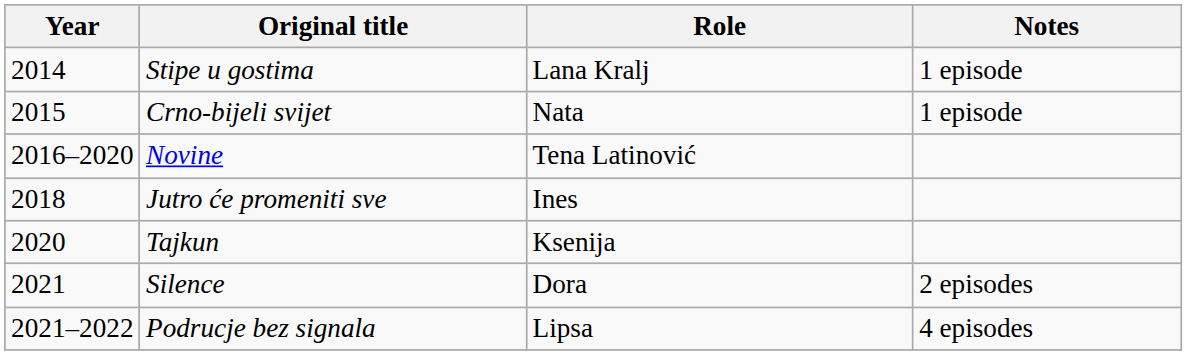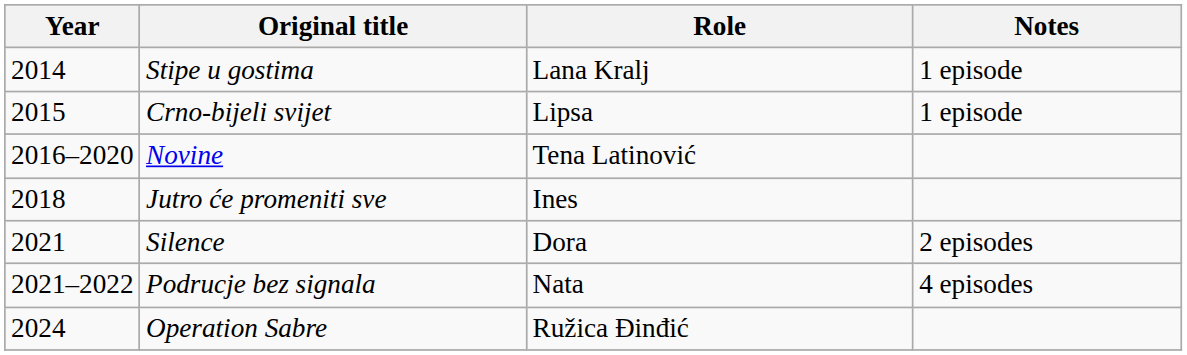(558, 112) Nata -> (563, 112) Lipsa
- row: (183, 241)
(563, 328) Lipsa -> (558, 284) Nata
+ row: (237, 328)
